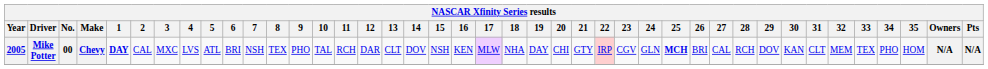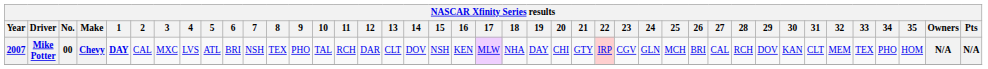(16, 50) 2005 -> (16, 50) 2007
(676, 50) bold -> (675, 50) normal
